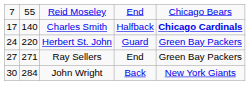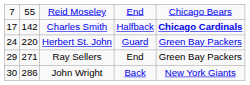(30, 27) 140 -> (30, 27) 142
(12, 57) 27 -> (12, 57) 29
(30, 73) 284 -> (30, 73) 286
